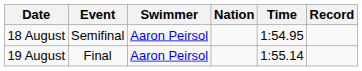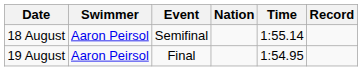columns swapped: (98, 14) <-> (169, 14)
(282, 35) 1:54.95 -> (282, 35) 1:55.14
(282, 55) 1:55.14 -> (282, 55) 1:54.95
